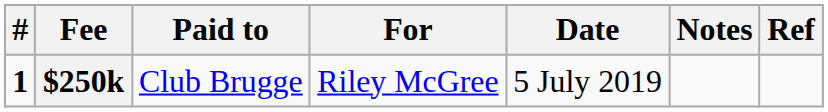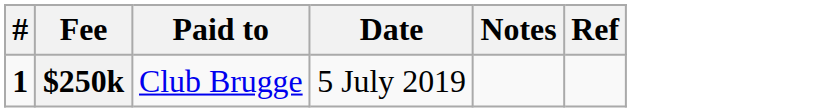- column: (408, 29)
